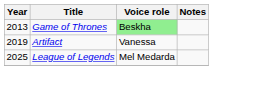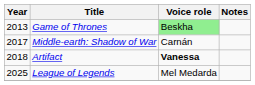+ row: (94, 42)
(17, 42) 2019 -> (17, 57) 2018
(137, 42) normal -> (180, 57) bold
